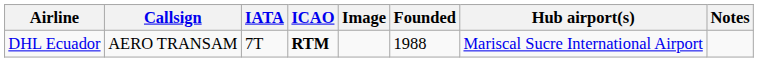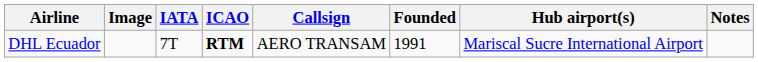columns swapped: (364, 17) <-> (173, 17)
(410, 43) 1988 -> (410, 43) 1991
